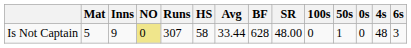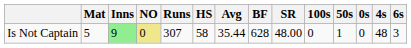(114, 33) no background -> (114, 33) lightgreen background
(232, 33) 33.44 -> (232, 33) 35.44
